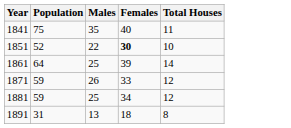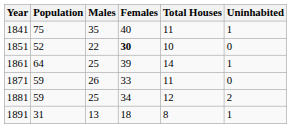+ column: (255, 13)
(168, 81) 12 -> (168, 81) 11
